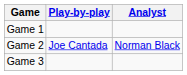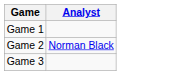- column: (79, 12)
